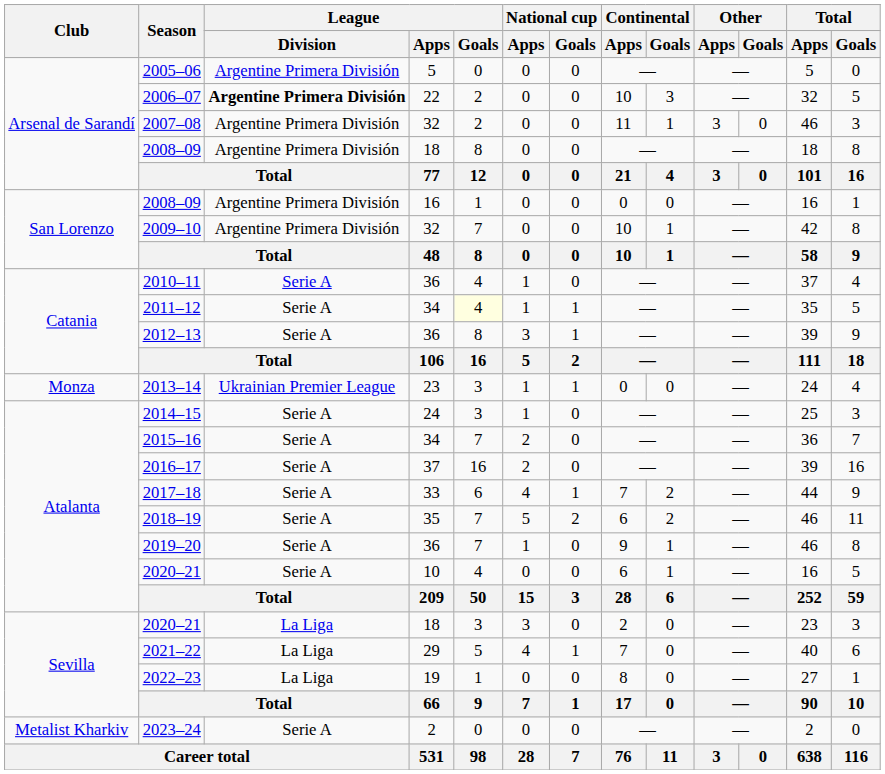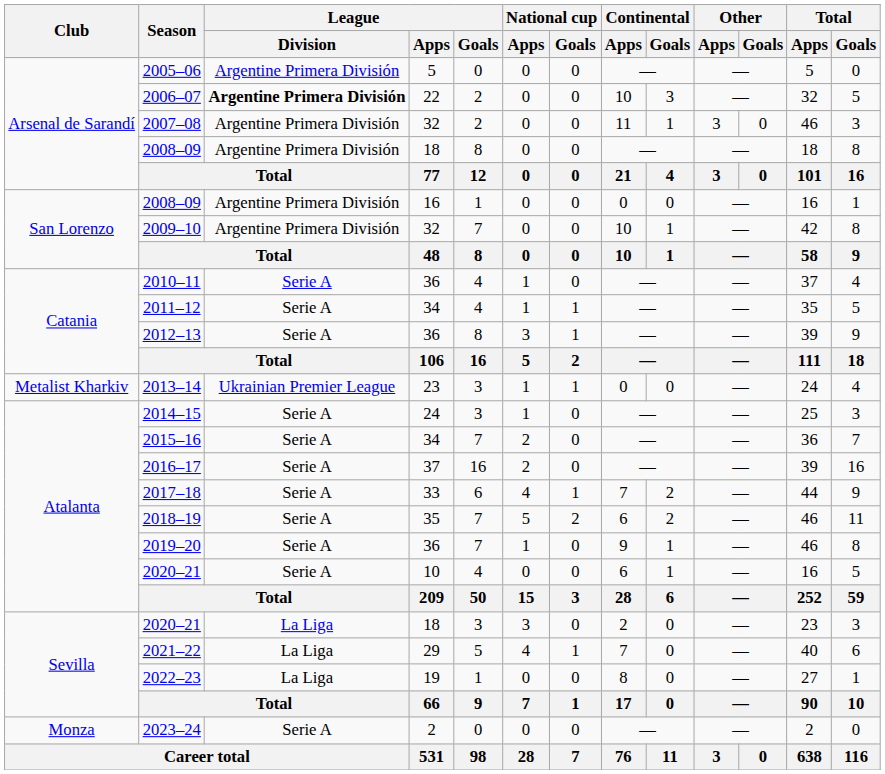(478, 307) lightyellow background -> (478, 307) no background
(72, 387) Monza -> (72, 387) Metalist Kharkiv
(72, 730) Metalist Kharkiv -> (72, 730) Monza
